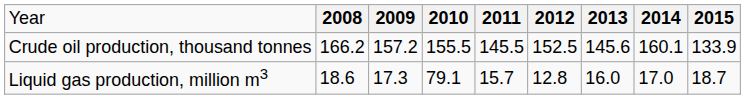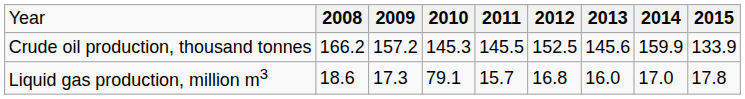(448, 47) 155.5 -> (448, 47) 145.3
(661, 47) 160.1 -> (661, 47) 159.9
(550, 77) 12.8 -> (550, 77) 16.8
(709, 77) 18.7 -> (709, 77) 17.8
